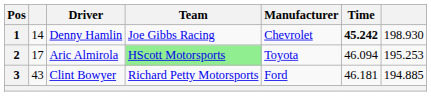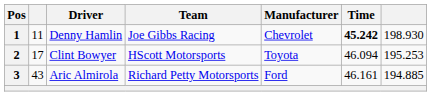(38, 35) 14 -> (37, 35) 11
(84, 55) Aric Almirola -> (83, 55) Clint Bowyer
(177, 55) lightgreen background -> (177, 55) no background
(83, 75) Clint Bowyer -> (84, 75) Aric Almirola
(361, 75) 46.181 -> (361, 75) 46.161
